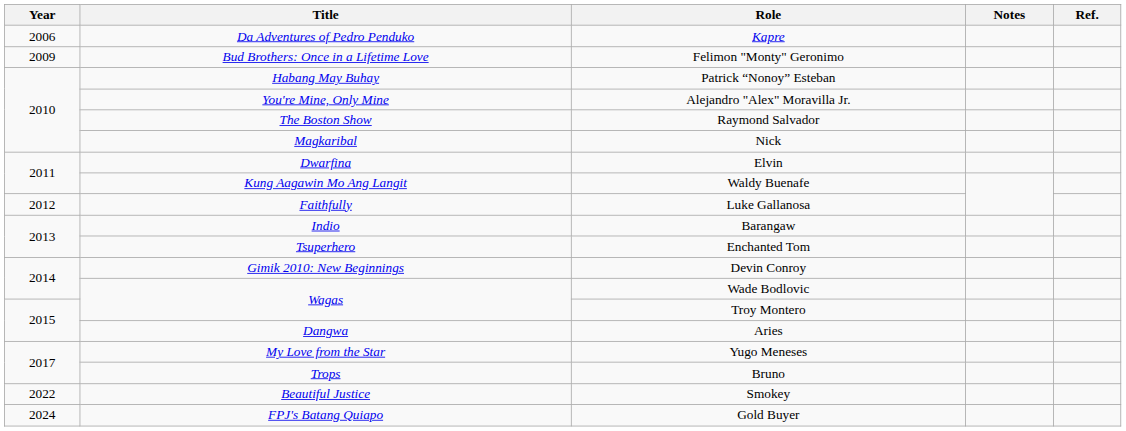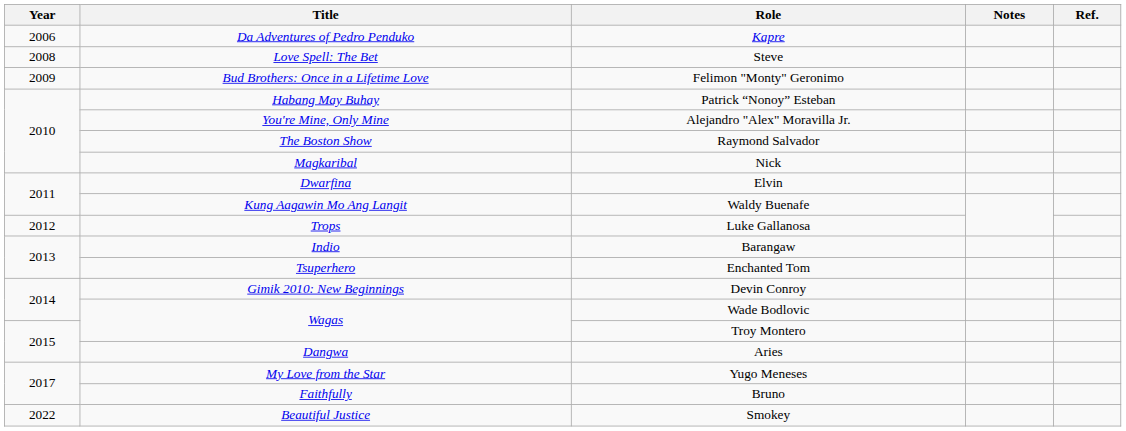+ row: (768, 57)
(326, 204) Faithfully -> (326, 225) Trops
(326, 373) Trops -> (326, 394) Faithfully
- row: (768, 415)
